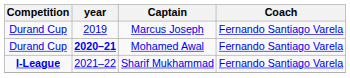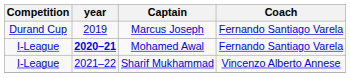(38, 47) Durand Cup -> (38, 47) I-League
(38, 64) bold -> (38, 64) normal
(281, 64) Fernando Santiago Varela -> (281, 64) Vincenzo Alberto Annese
